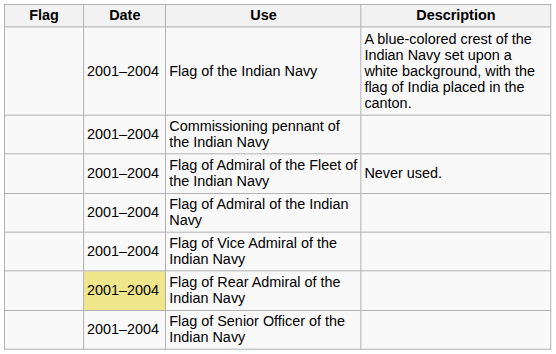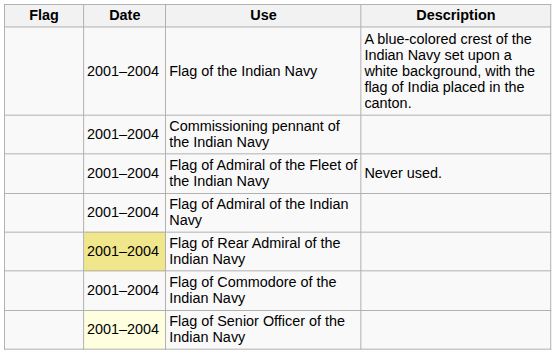- row: (253, 251)
+ row: (253, 290)
(123, 329) no background -> (123, 329) lightyellow background
